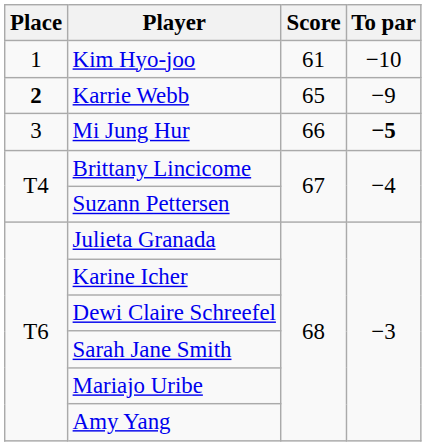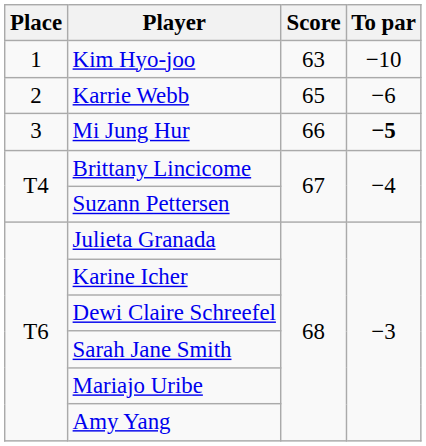(314, 58) 61 -> (314, 58) 63
(36, 95) bold -> (36, 95) normal
(384, 95) −9 -> (384, 95) −6
